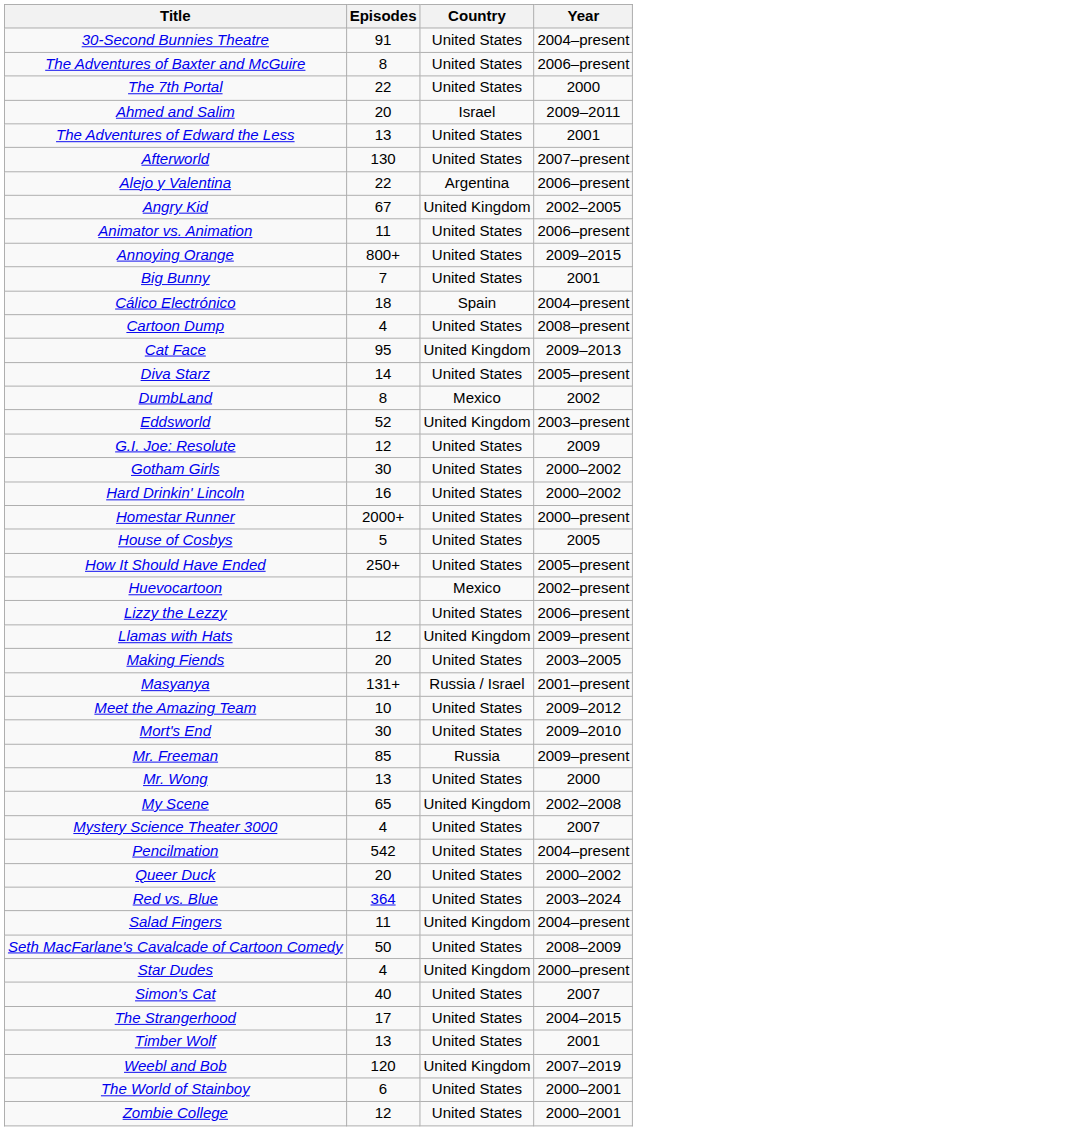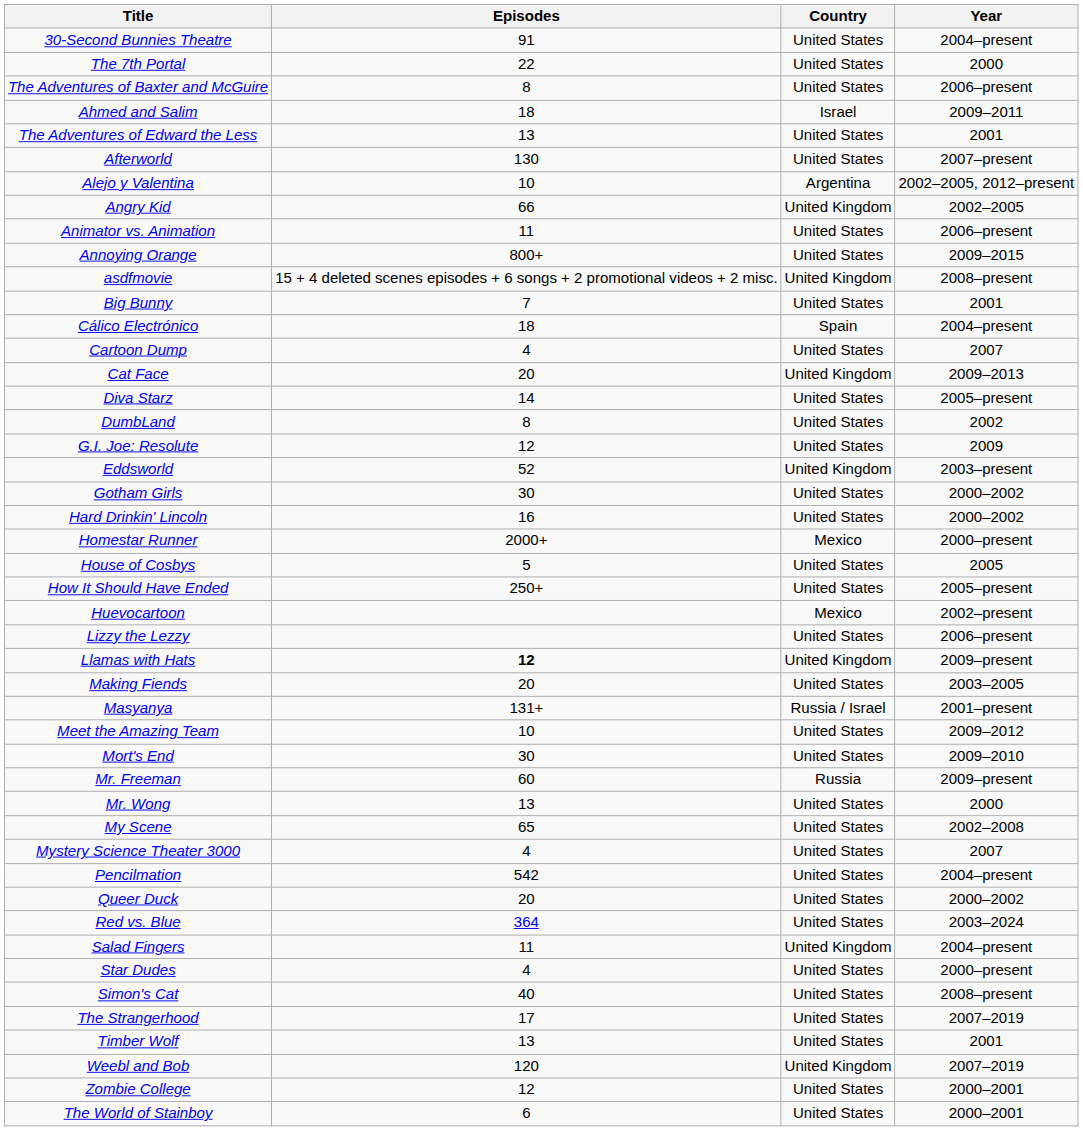rows swapped: (175, 87) <-> (175, 64)
(383, 111) 20 -> (526, 111) 18
(383, 183) 22 -> (526, 183) 10
(583, 183) 2006–present -> (986, 183) 2002–2005, 2012–present
(383, 207) 67 -> (526, 207) 66
+ row: (138, 278)
(583, 326) 2008–present -> (986, 350) 2007
(383, 350) 95 -> (526, 374) 20
(477, 398) Mexico -> (838, 421) United States
rows swapped: (175, 421) <-> (175, 445)
(477, 517) United States -> (838, 541) Mexico
(383, 636) normal -> (526, 660) bold
(383, 755) 85 -> (526, 779) 60
(477, 803) United Kingdom -> (838, 827) United States
- row: (175, 946)
(477, 970) United Kingdom -> (838, 970) United States
(583, 994) 2007 -> (986, 994) 2008–present
(583, 1018) 2004–2015 -> (986, 1018) 2007–2019
rows swapped: (175, 1089) <-> (175, 1113)
